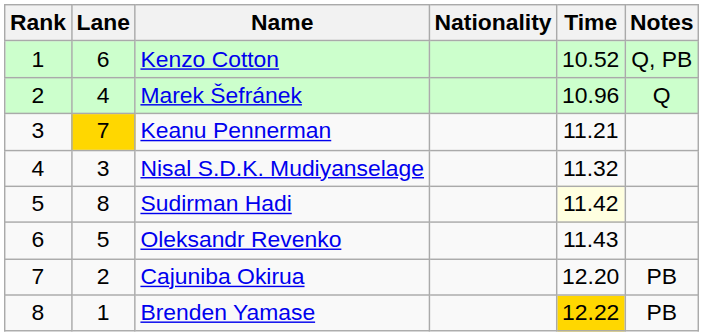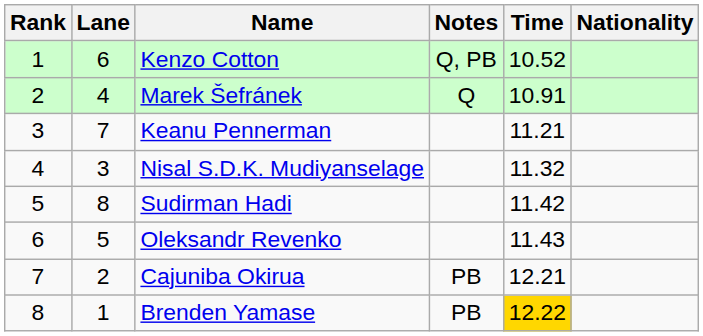columns swapped: (493, 22) <-> (662, 22)
(591, 95) 10.96 -> (537, 95) 10.91
(103, 131) gold background -> (103, 131) no background
(591, 204) lightyellow background -> (537, 204) no background
(591, 276) 12.20 -> (537, 276) 12.21
